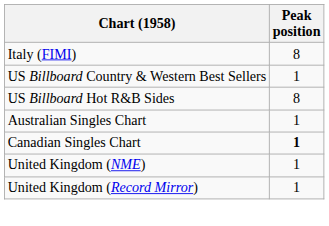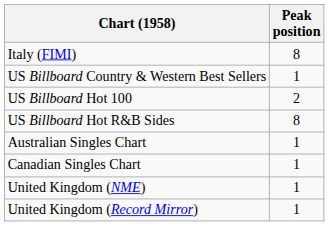+ row: (70, 98)
(297, 143) bold -> (297, 165) normal
